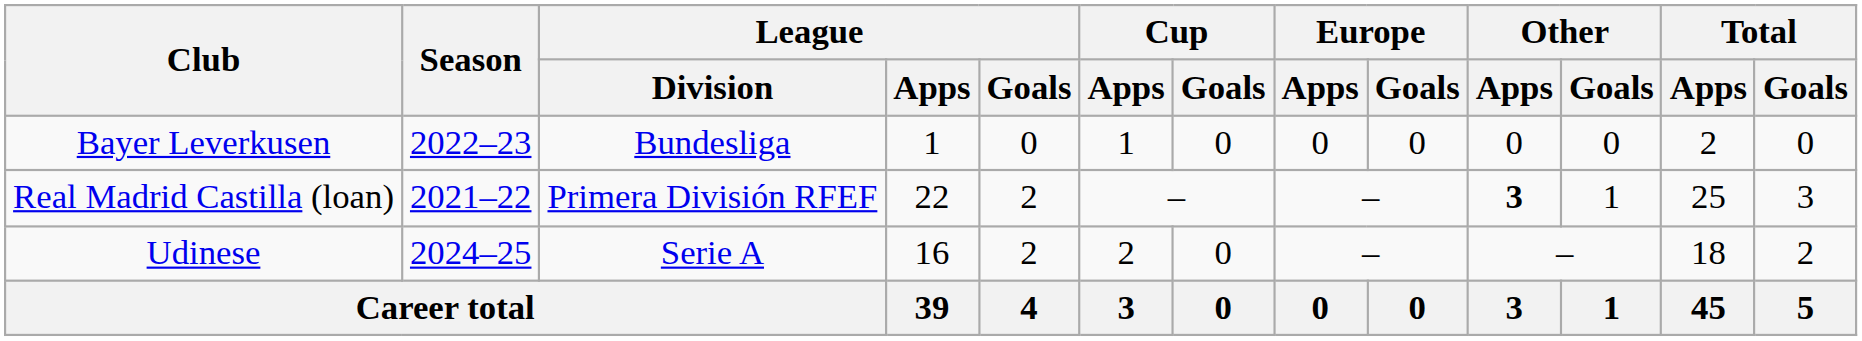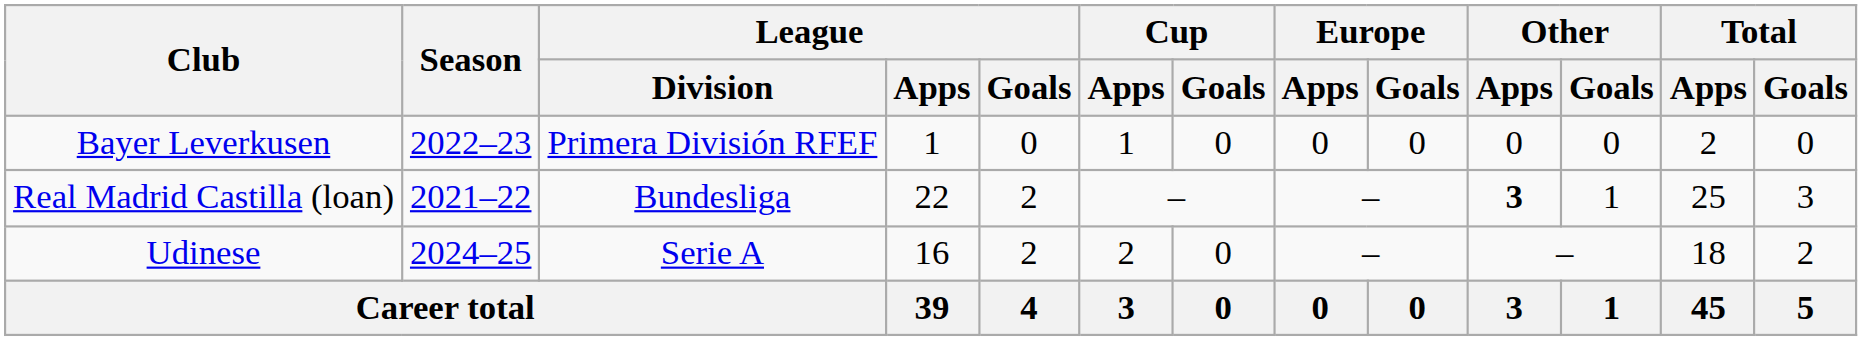(712, 142) Bundesliga -> (712, 142) Primera División RFEF
(712, 197) Primera División RFEF -> (712, 197) Bundesliga
